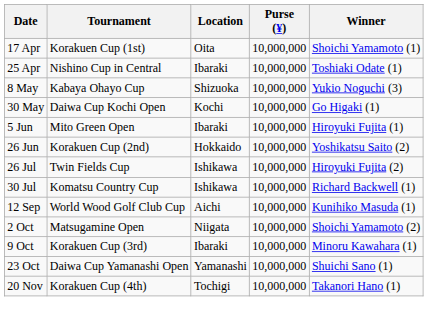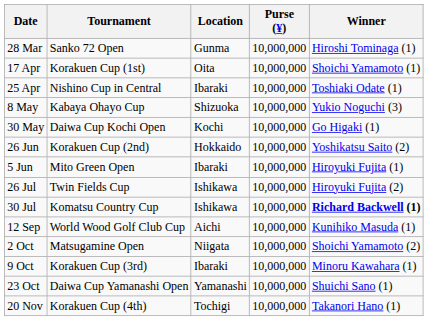+ row: (25, 48)
rows swapped: (20, 127) <-> (23, 147)
(364, 187) normal -> (366, 207) bold
